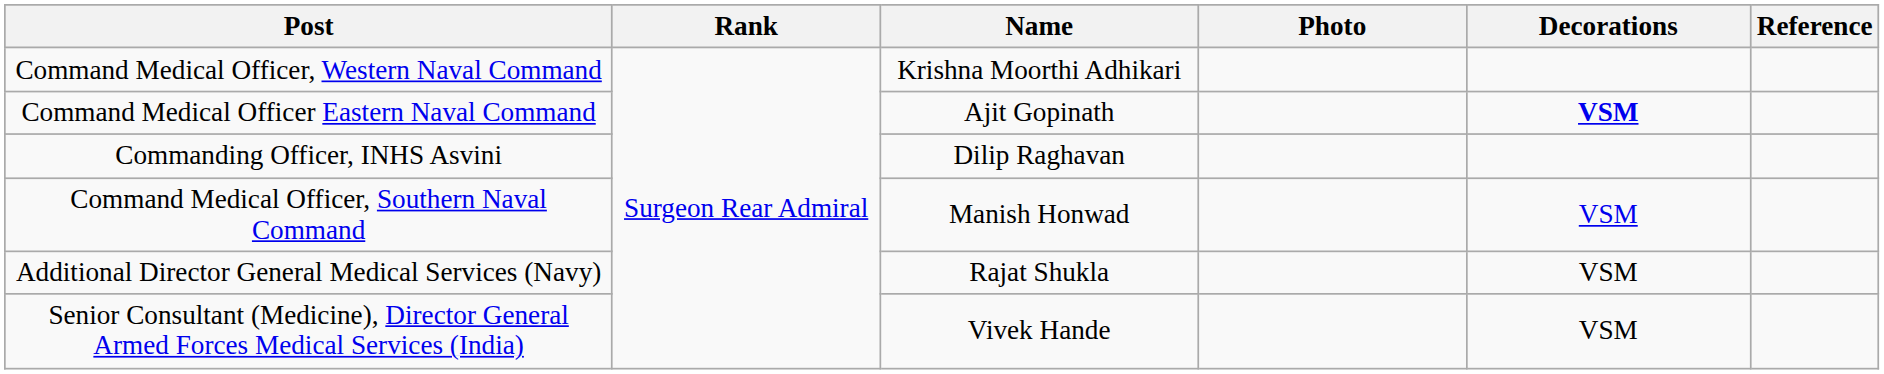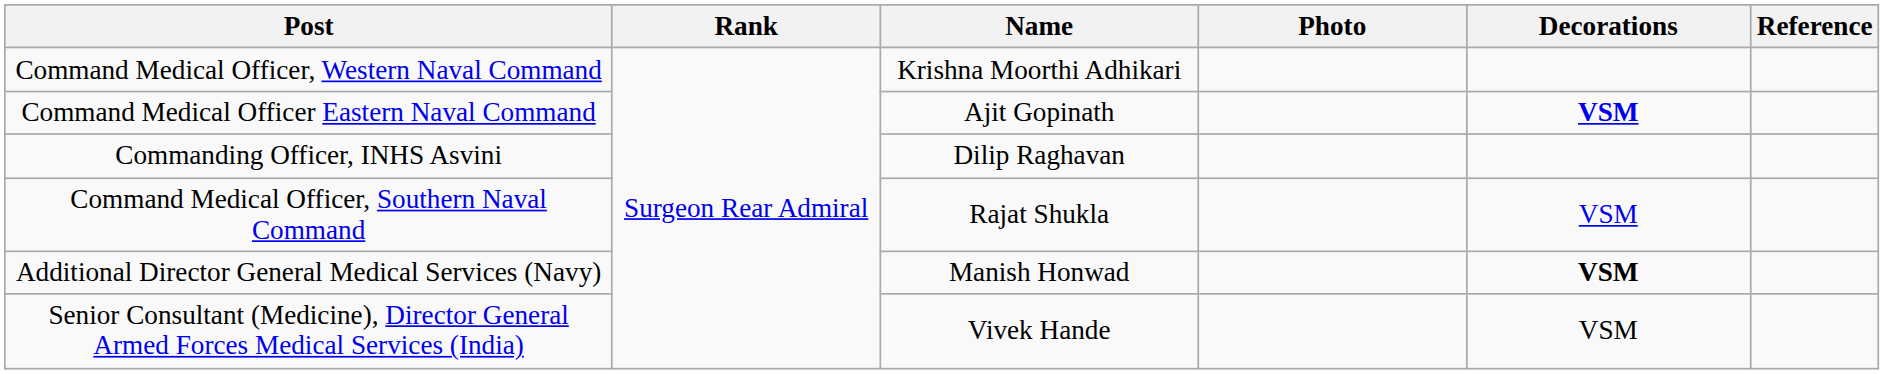(1039, 213) Manish Honwad -> (1039, 213) Rajat Shukla
(1039, 272) Rajat Shukla -> (1039, 272) Manish Honwad
(1608, 272) normal -> (1608, 272) bold
